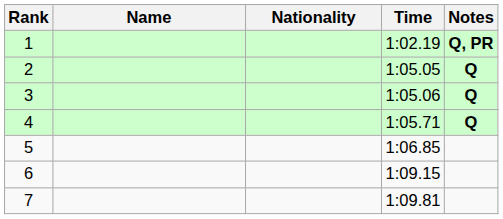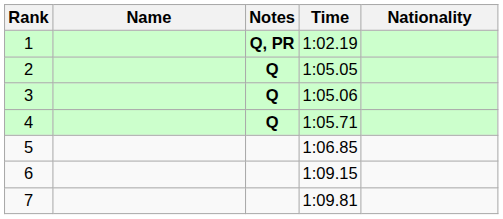columns swapped: (314, 17) <-> (471, 17)
